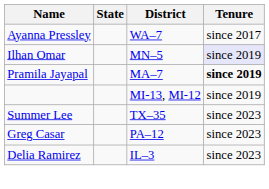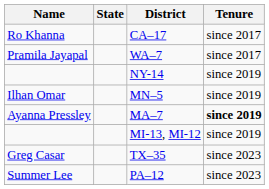+ row: (148, 34)
(49, 34) Ayanna Pressley -> (47, 54) Pramila Jayapal
+ row: (147, 74)
(234, 54) lavender background -> (234, 94) no background
(47, 74) Pramila Jayapal -> (49, 114) Ayanna Pressley
(40, 114) Summer Lee -> (36, 154) Greg Casar
(36, 134) Greg Casar -> (40, 174) Summer Lee
- row: (142, 154)
